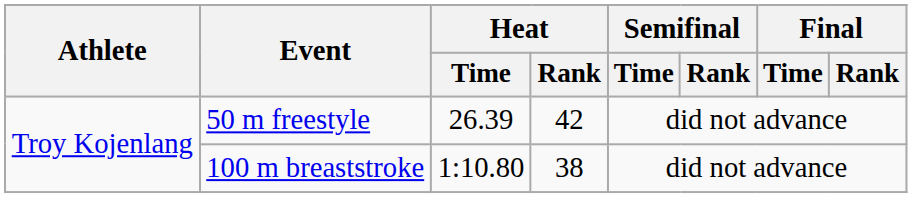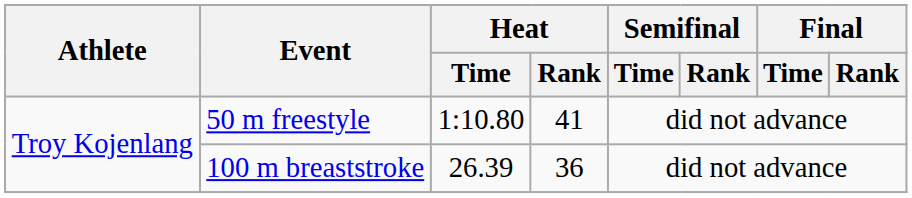(481, 120) 26.39 -> (481, 120) 1:10.80
(569, 120) 42 -> (569, 120) 41
(481, 167) 1:10.80 -> (481, 167) 26.39
(569, 167) 38 -> (569, 167) 36
